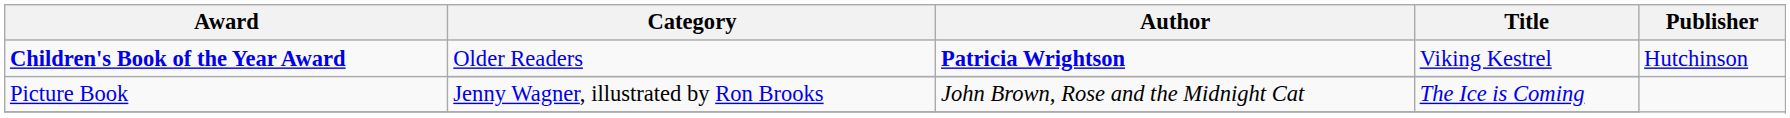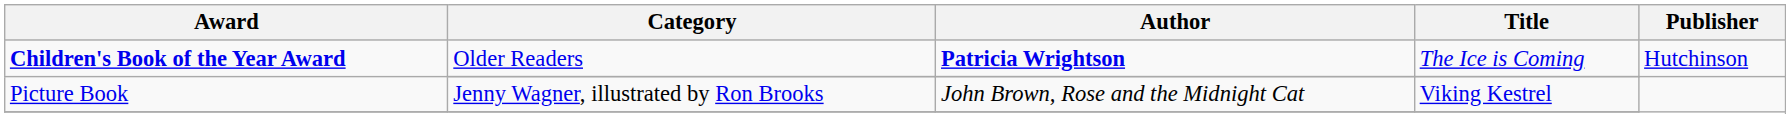(1486, 58) Viking Kestrel -> (1502, 58) The Ice is Coming
(1502, 93) The Ice is Coming -> (1486, 93) Viking Kestrel
